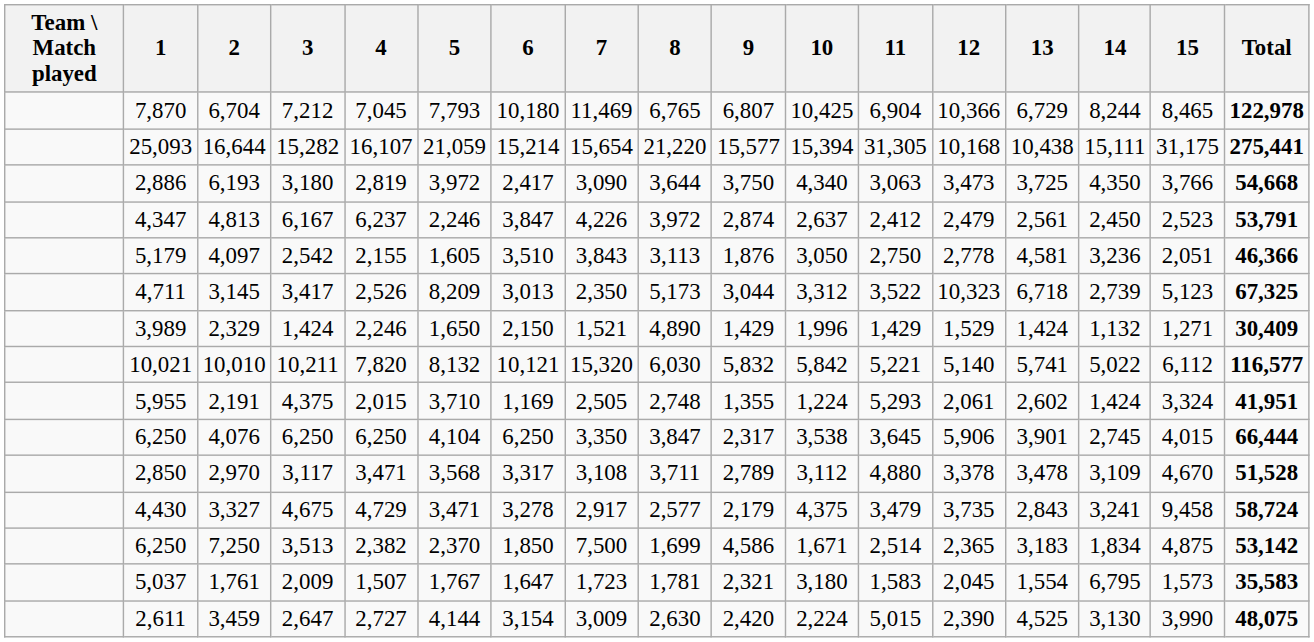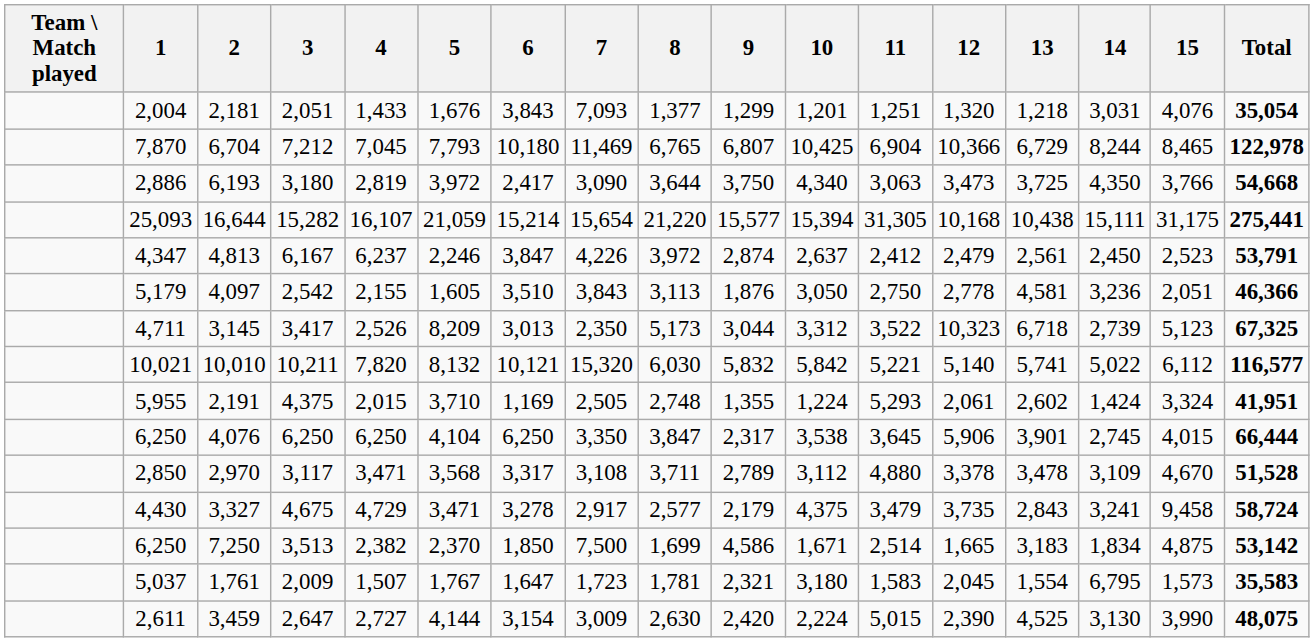+ row: (234, 110)
rows swapped: (234, 146) <-> (234, 182)
- row: (234, 328)
(969, 545) 2,365 -> (969, 545) 1,665
